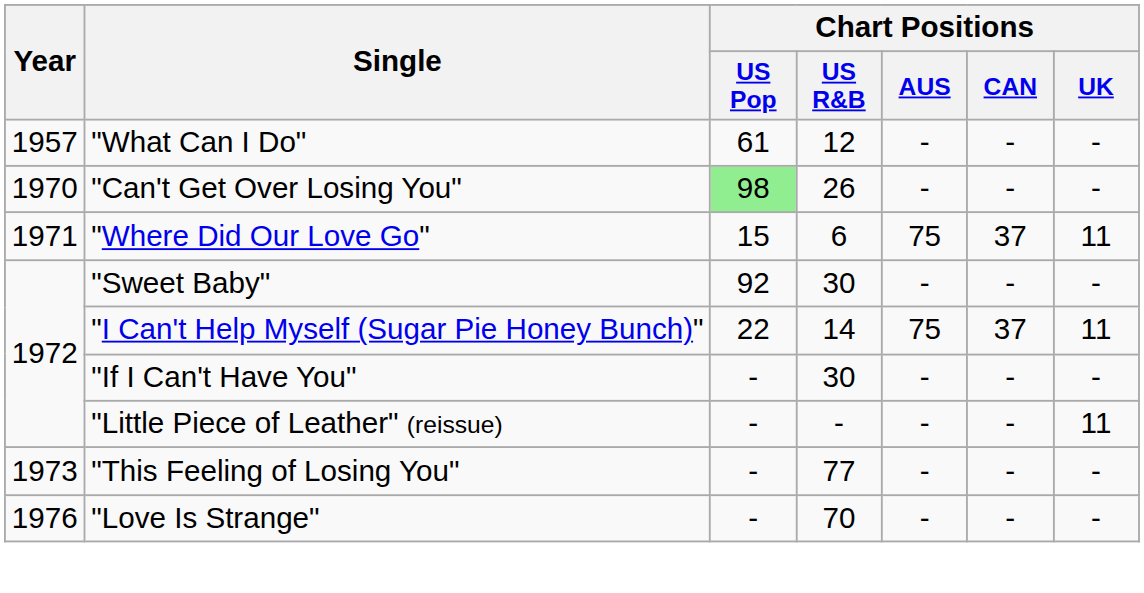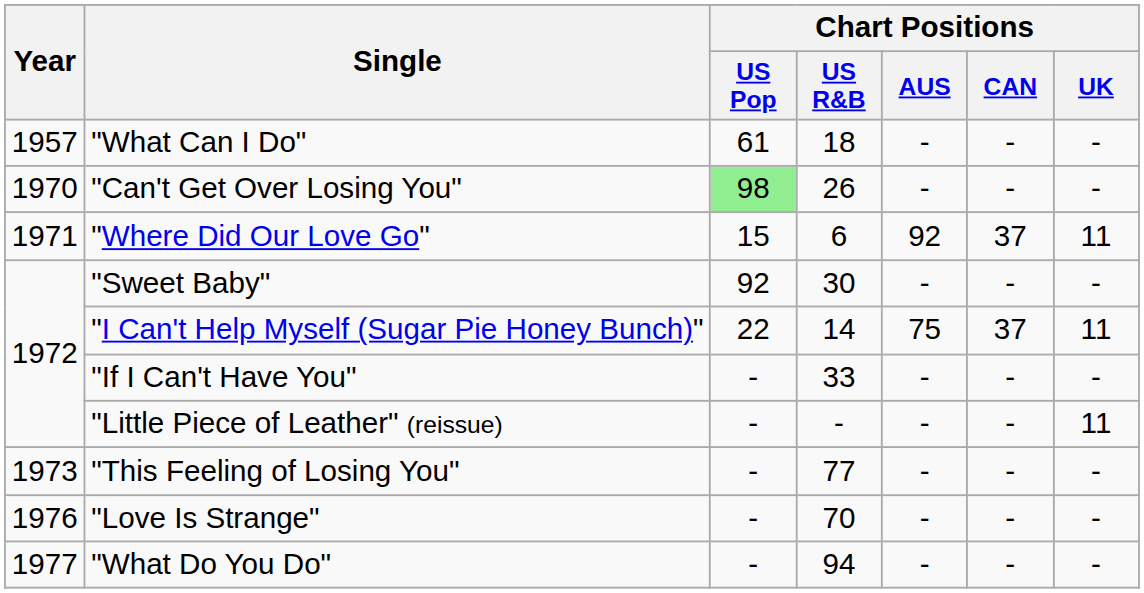(839, 142) 12 -> (839, 142) 18
(925, 235) 75 -> (925, 235) 92
(839, 376) 30 -> (839, 376) 33
+ row: (211, 564)
